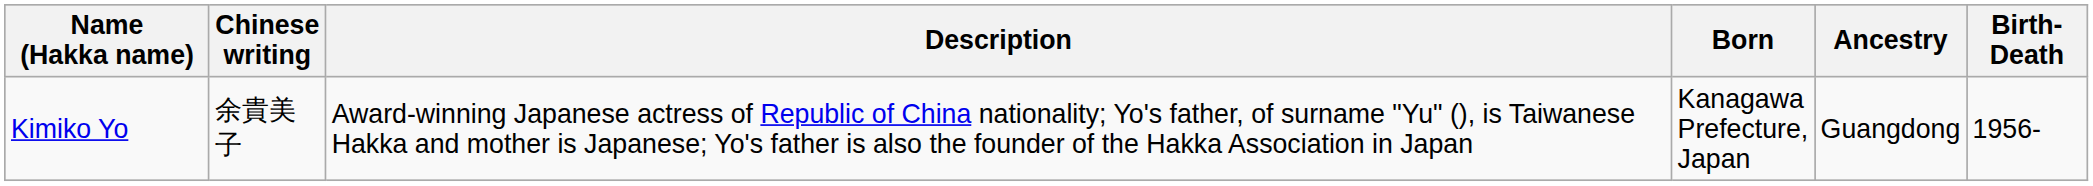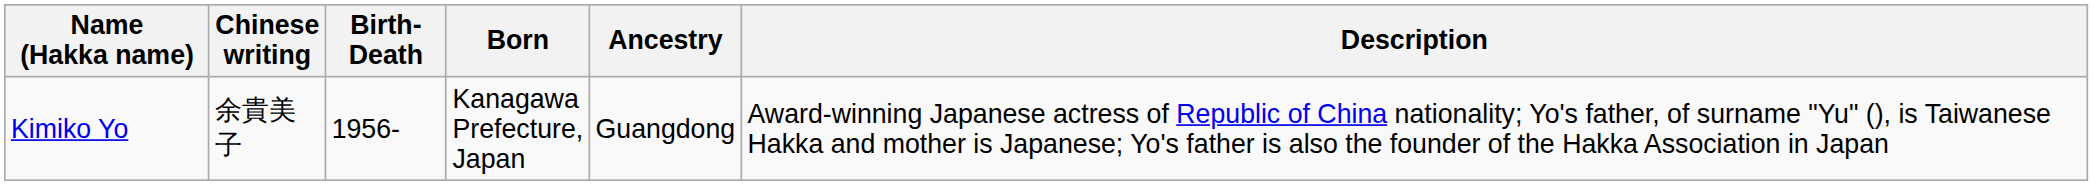columns swapped: (2027, 40) <-> (998, 40)
